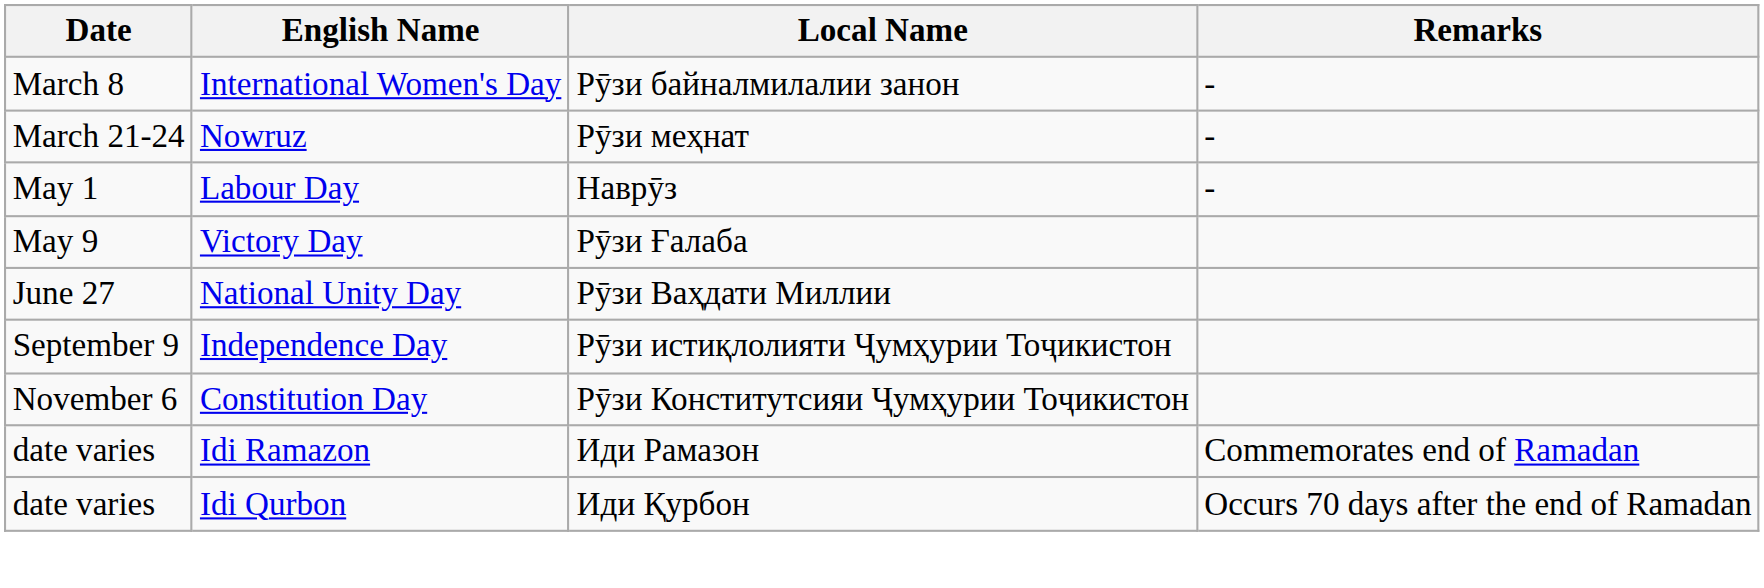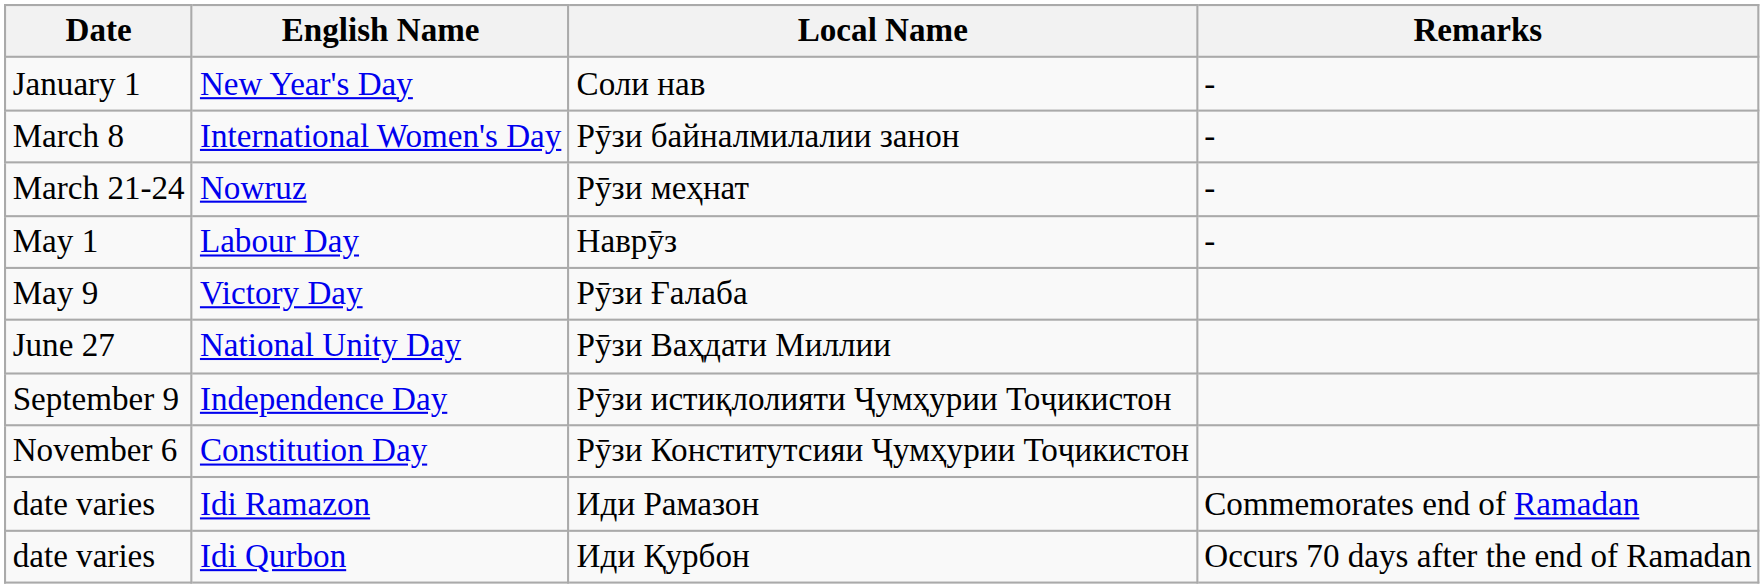+ row: (306, 83)
